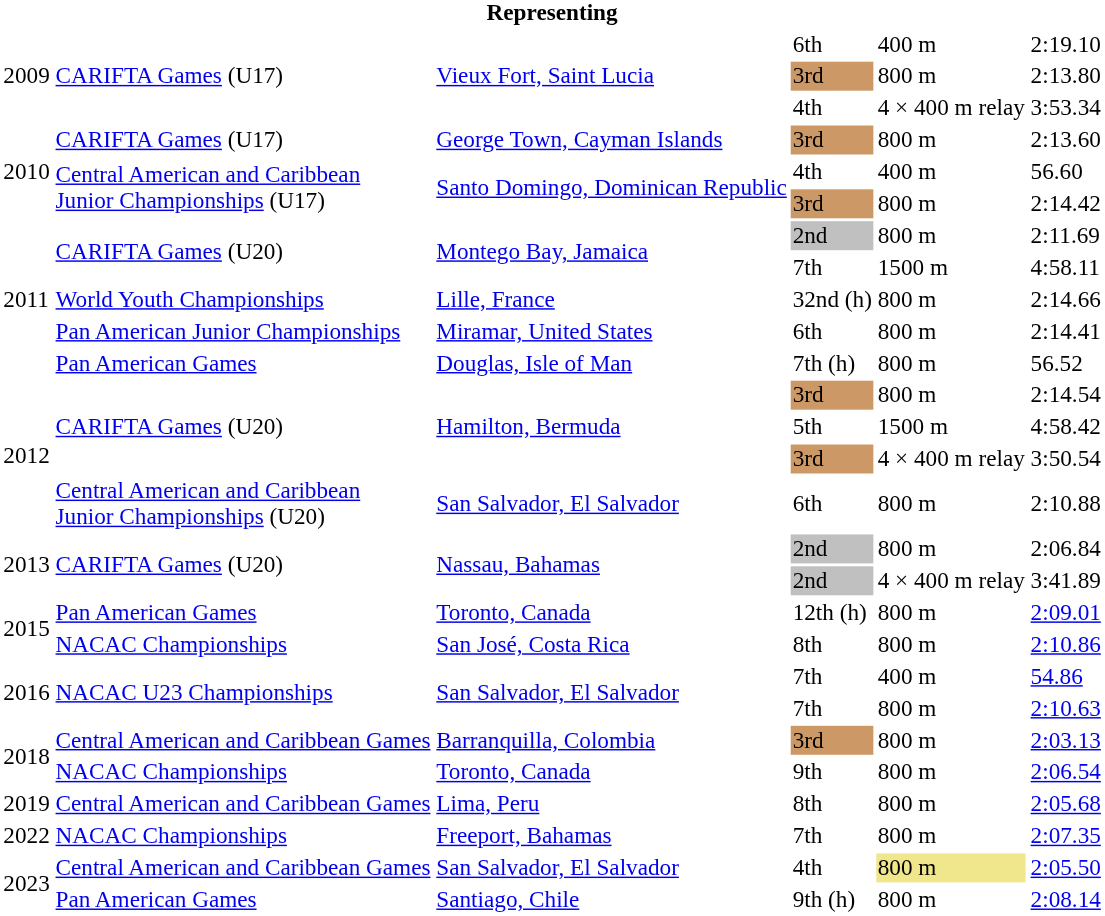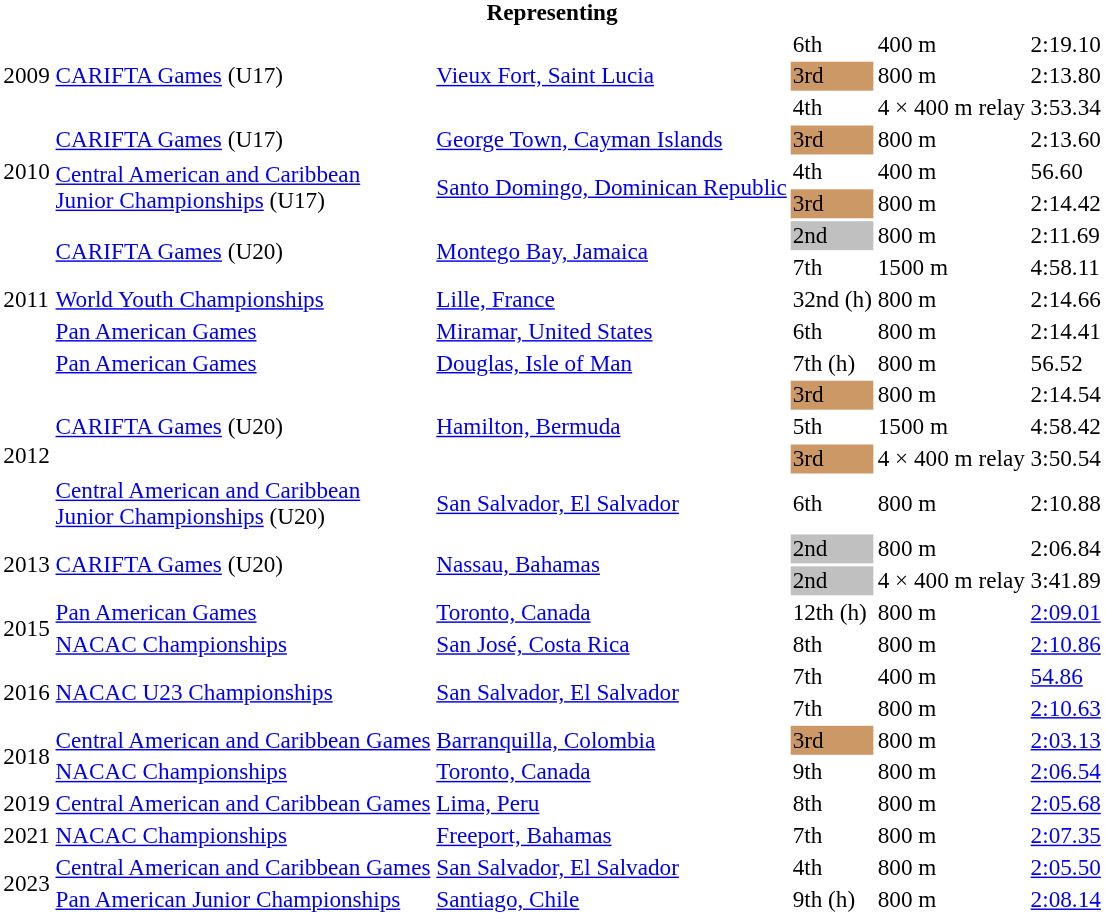(228, 331) Pan American Junior Championships -> (156, 331) Pan American Games
(27, 835) 2022 -> (27, 835) 2021
(907, 867) khaki background -> (907, 867) no background
(156, 899) Pan American Games -> (228, 899) Pan American Junior Championships
